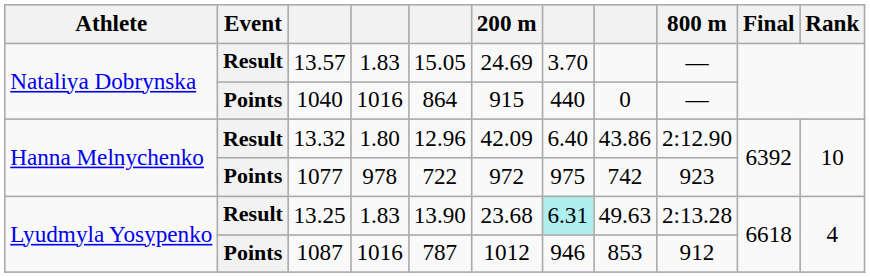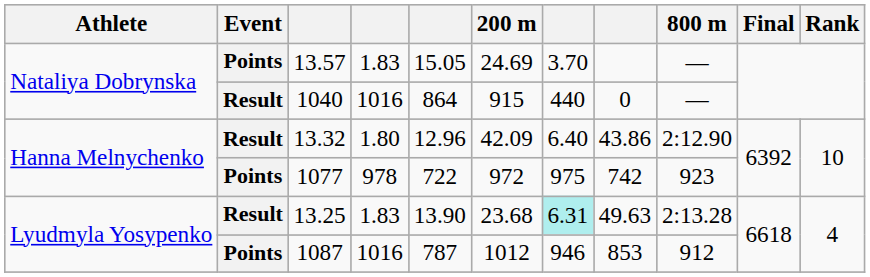(253, 62) Result -> (253, 62) Points
(253, 100) Points -> (253, 100) Result
